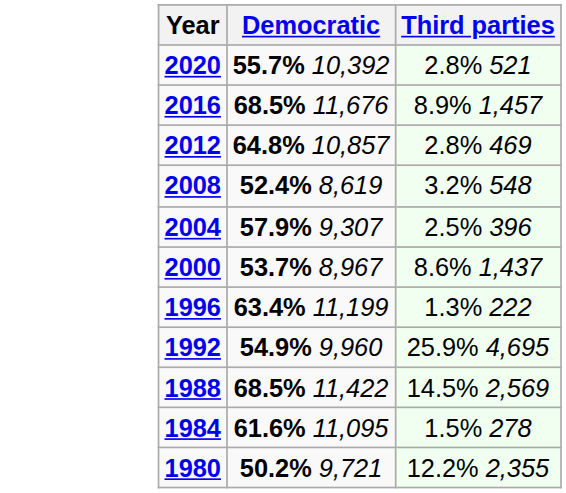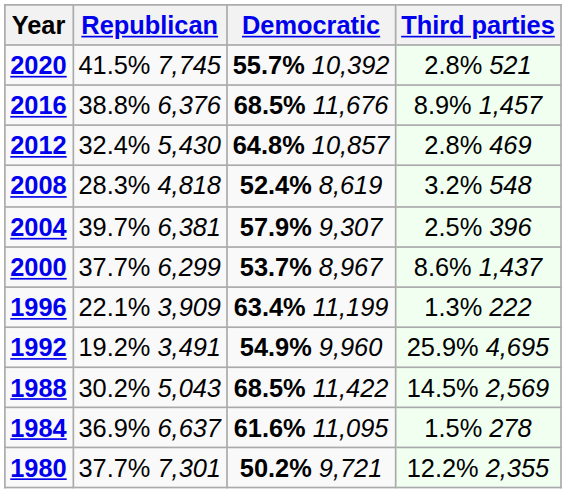+ column: (150, 25)
